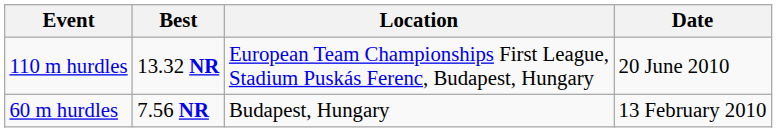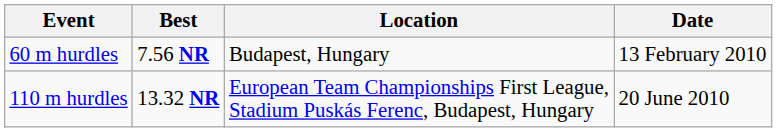rows swapped: (69, 65) <-> (64, 110)
